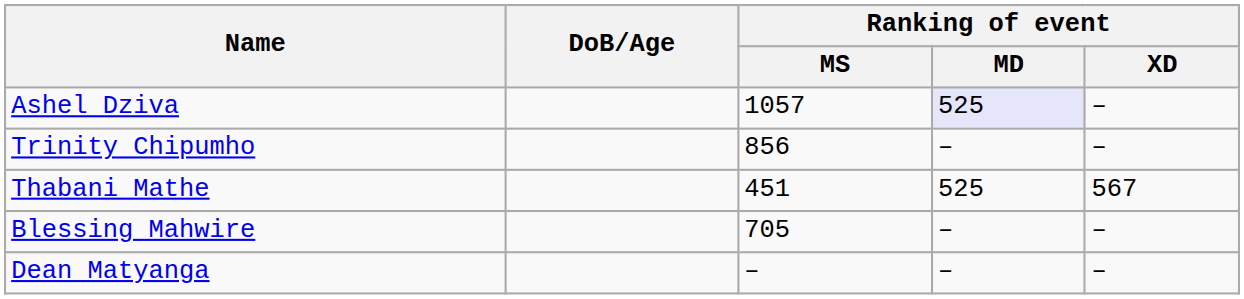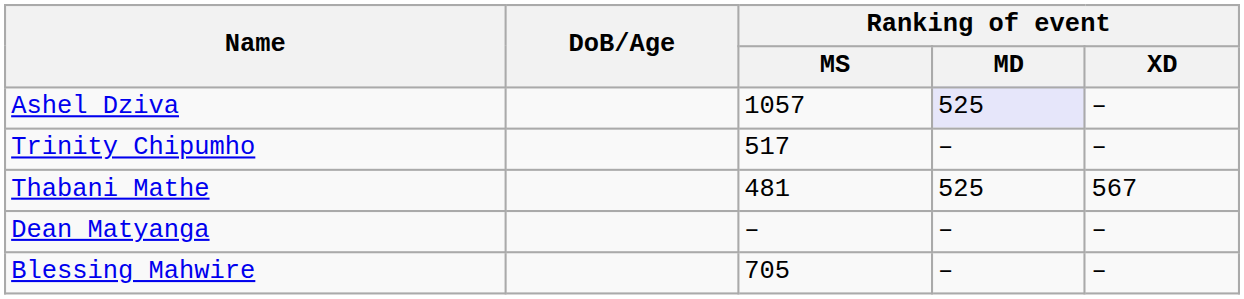(767, 149) 856 -> (767, 149) 517
(767, 190) 451 -> (767, 190) 481
rows swapped: (133, 231) <-> (110, 272)
